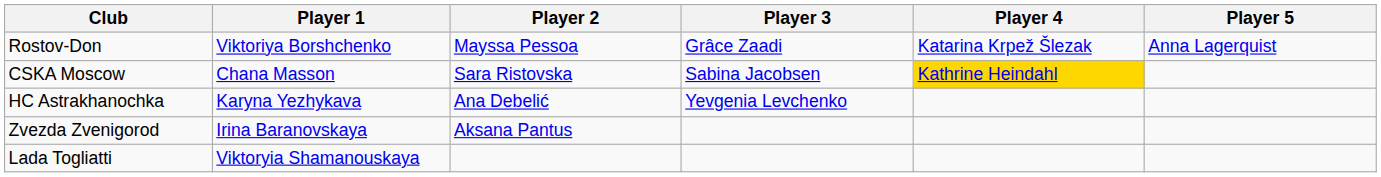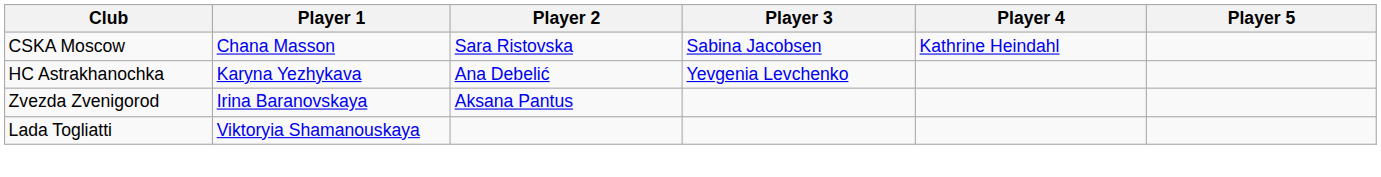- row: (55, 46)
(988, 74) gold background -> (990, 46) no background
